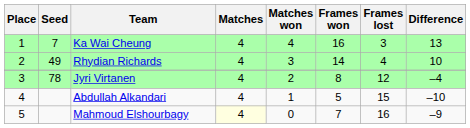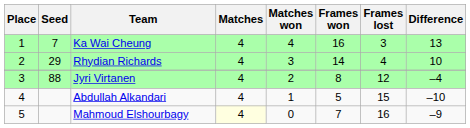(55, 61) 49 -> (55, 61) 29
(55, 79) 78 -> (55, 79) 88
